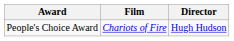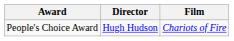columns swapped: (134, 12) <-> (199, 12)
